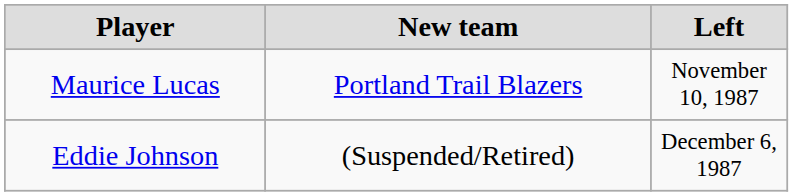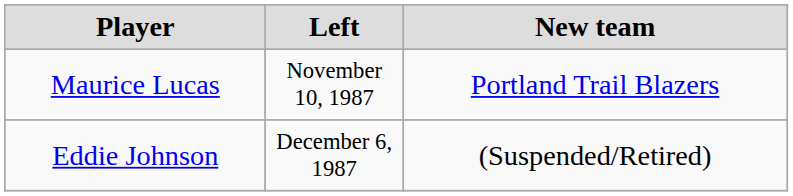columns swapped: (719, 26) <-> (458, 26)
